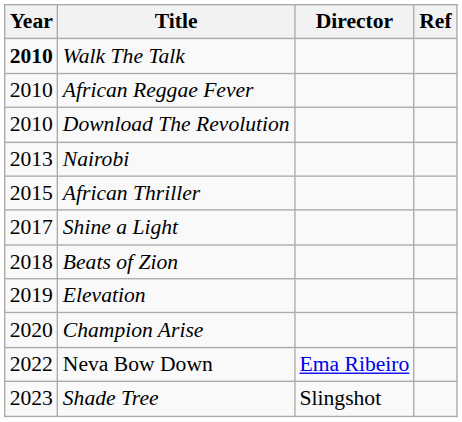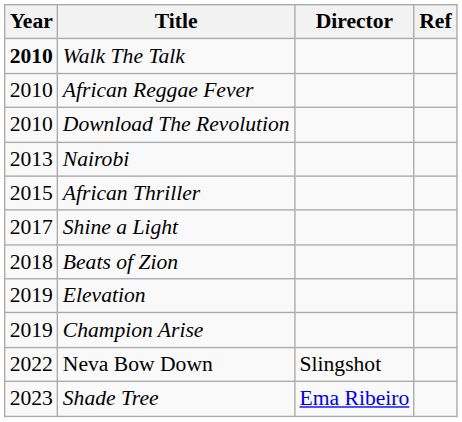(31, 329) 2020 -> (31, 329) 2019
(354, 364) Ema Ribeiro -> (340, 364) Slingshot
(340, 398) Slingshot -> (354, 398) Ema Ribeiro
